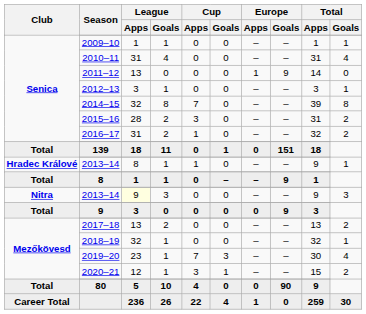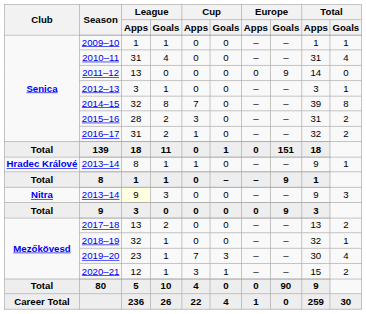(256, 73) 1 -> (256, 73) 0
